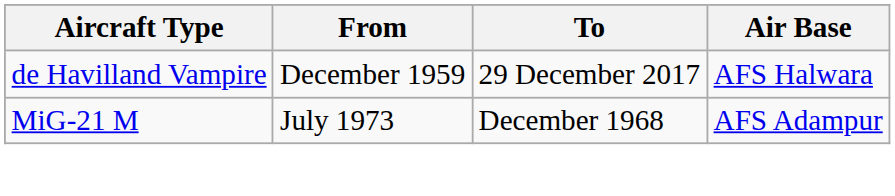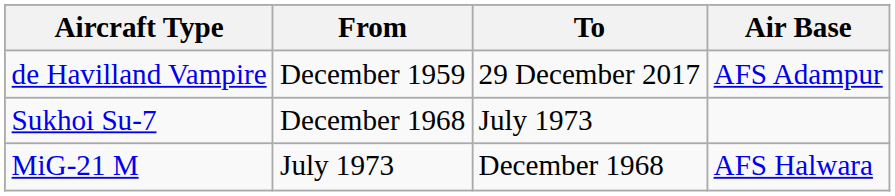(793, 73) AFS Halwara -> (798, 73) AFS Adampur
+ row: (84, 119)
(798, 119) AFS Adampur -> (793, 166) AFS Halwara
